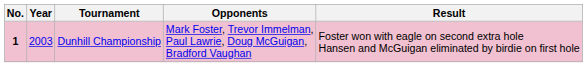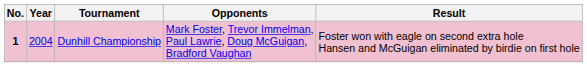(41, 42) 2003 -> (41, 42) 2004
